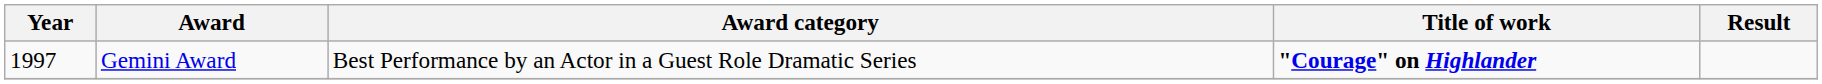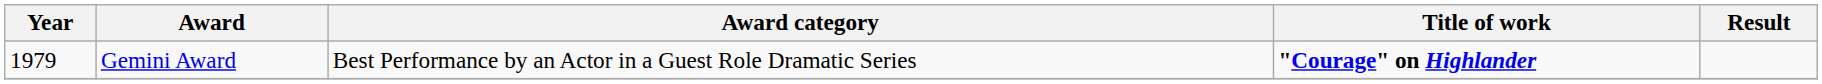(33, 59) 1997 -> (33, 59) 1979
